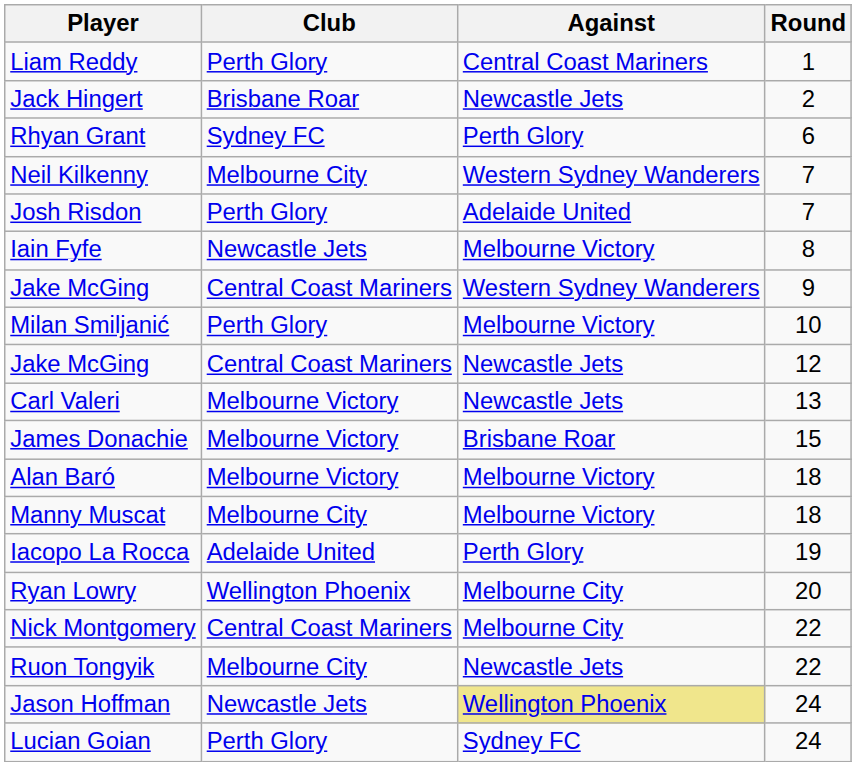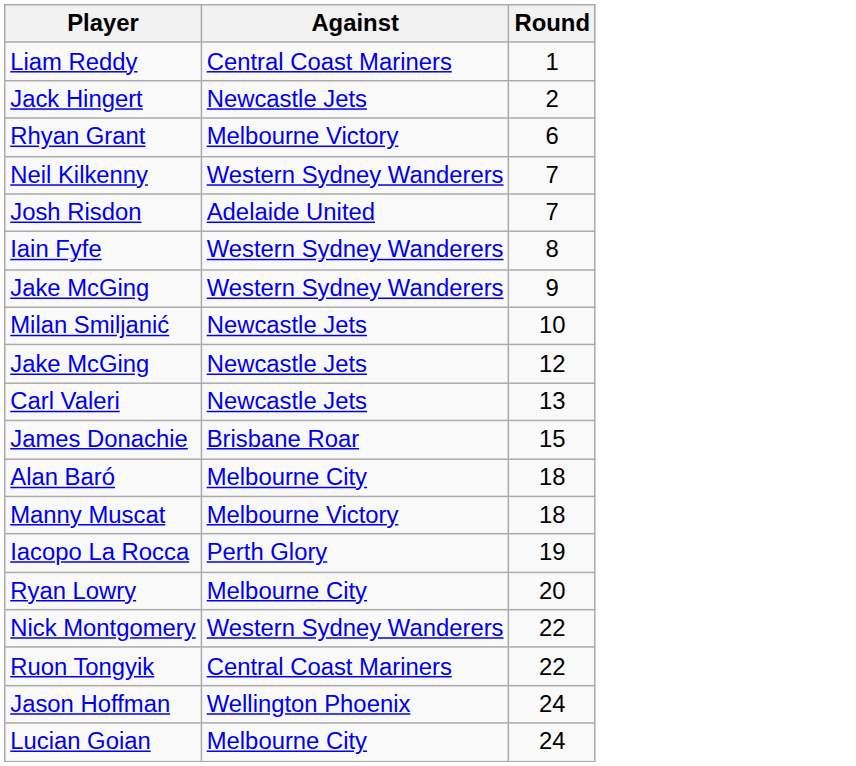- column: (329, 23)
(523, 136) Perth Glory -> (303, 136) Melbourne Victory
(559, 250) Melbourne Victory -> (355, 250) Western Sydney Wanderers
(559, 325) Melbourne Victory -> (287, 325) Newcastle Jets
(559, 477) Melbourne Victory -> (287, 477) Melbourne City
(543, 628) Melbourne City -> (355, 628) Western Sydney Wanderers
(543, 666) Newcastle Jets -> (329, 666) Central Coast Mariners
(565, 703) khaki background -> (309, 703) no background
(522, 741) Sydney FC -> (287, 741) Melbourne City
